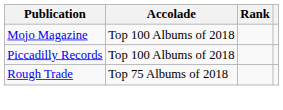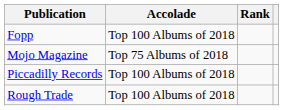+ row: (20, 34)
(171, 34) Top 100 Albums of 2018 -> (168, 54) Top 75 Albums of 2018
(168, 74) Top 75 Albums of 2018 -> (171, 94) Top 100 Albums of 2018
